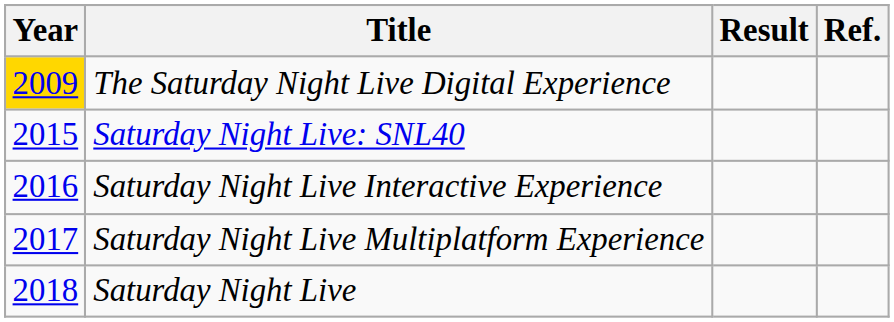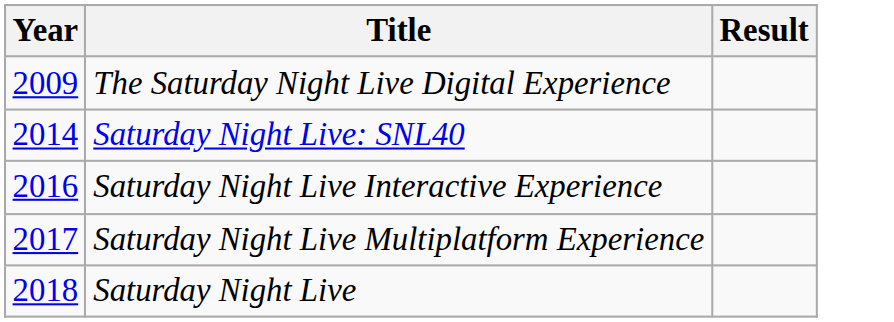- column: (852, 30)
(45, 82) gold background -> (45, 82) no background
(45, 134) 2015 -> (45, 134) 2014
